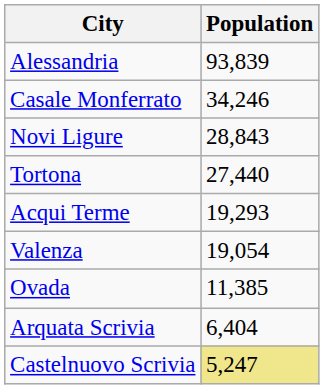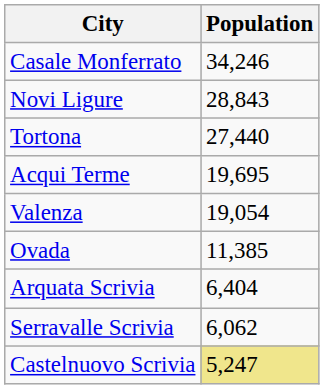- row: (64, 61)
(238, 212) 19,293 -> (238, 174) 19,695
+ row: (92, 326)
